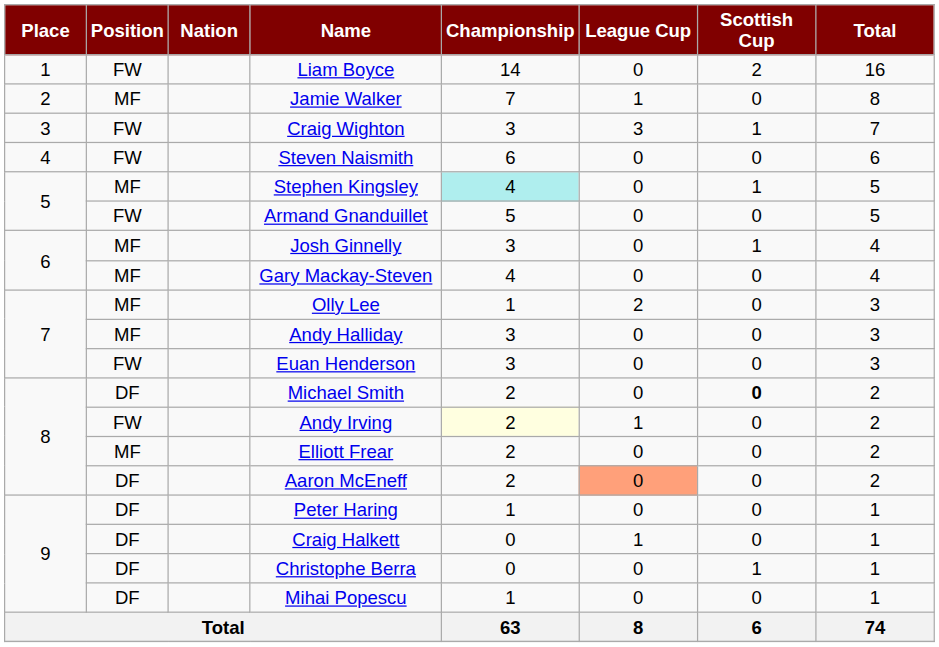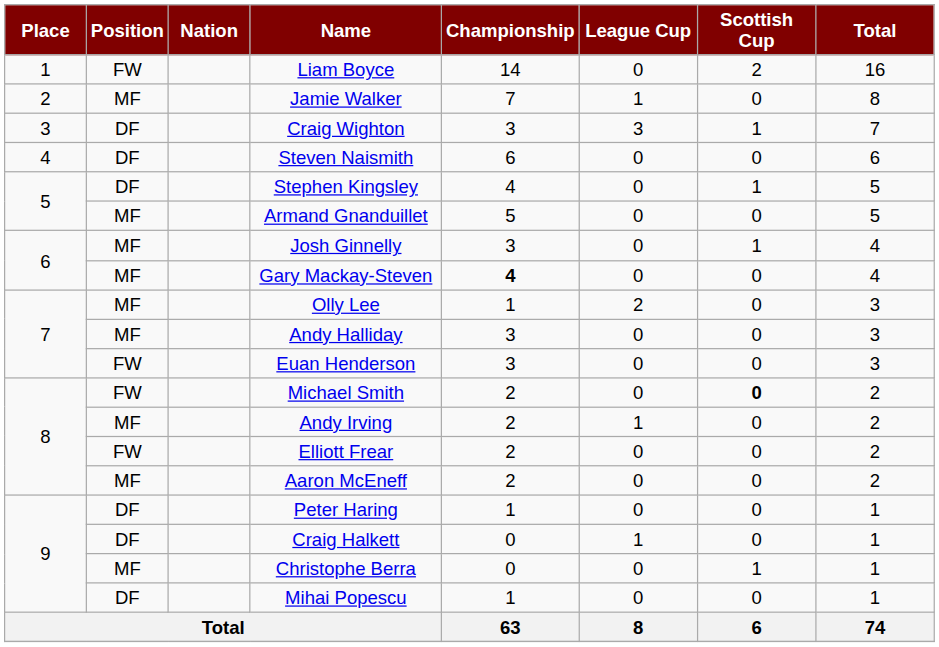(127, 128) FW -> (127, 128) DF
(127, 158) FW -> (127, 158) DF
(127, 187) MF -> (127, 187) DF
(510, 187) paleturquoise background -> (510, 187) no background
(127, 216) FW -> (127, 216) MF
(510, 275) normal -> (510, 275) bold
(127, 392) DF -> (127, 392) FW
(127, 422) FW -> (127, 422) MF
(510, 422) lightyellow background -> (510, 422) no background
(127, 451) MF -> (127, 451) FW
(127, 481) DF -> (127, 481) MF
(638, 481) lightsalmon background -> (638, 481) no background
(127, 569) DF -> (127, 569) MF
